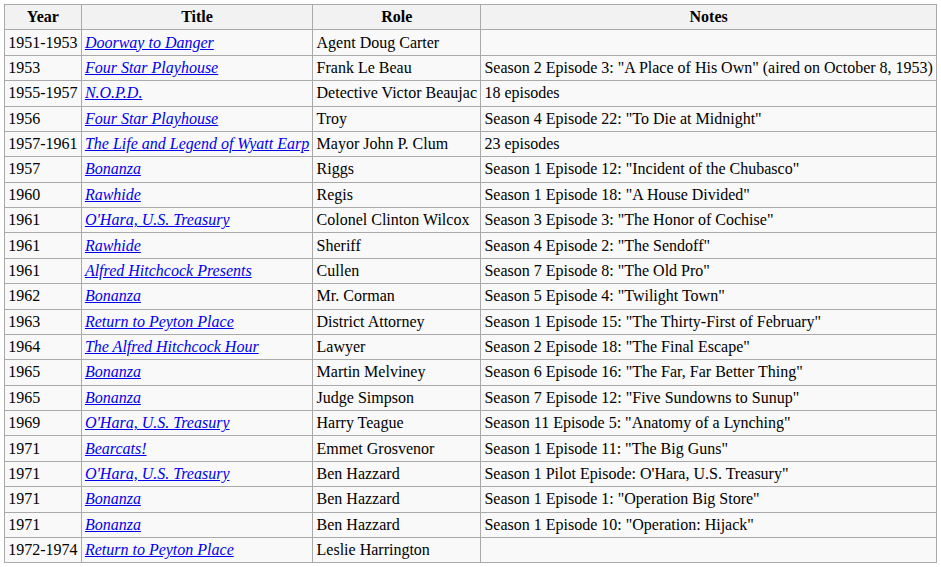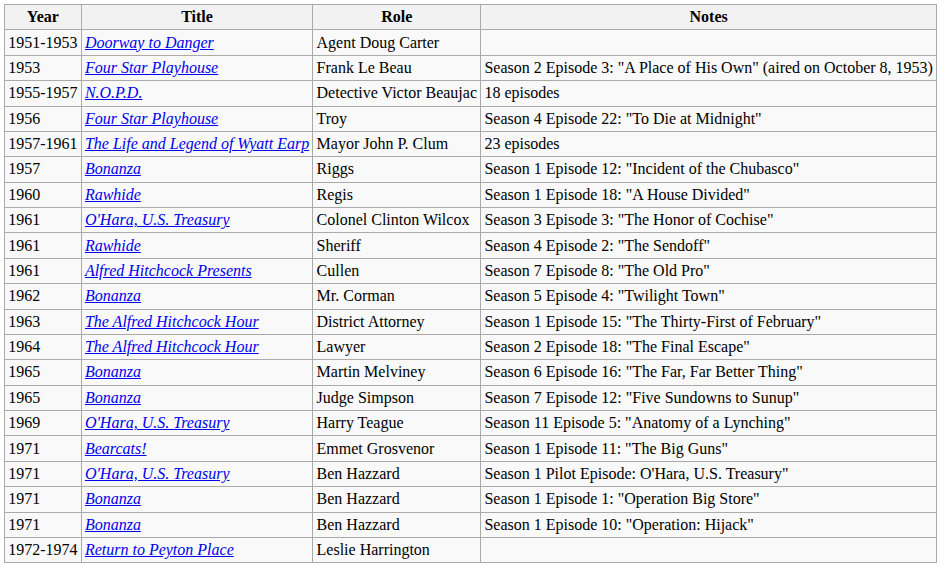(159, 321) Return to Peyton Place -> (172, 321) The Alfred Hitchcock Hour
